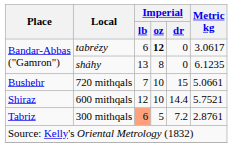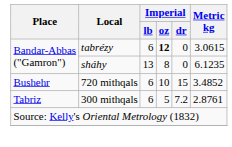(210, 47) 3.0617 -> (210, 47) 3.0615
(145, 82) 7 -> (151, 82) 6
(208, 82) 5.0661 -> (208, 82) 3.4852
- row: (104, 99)
(145, 116) lightsalmon background -> (151, 99) no background
